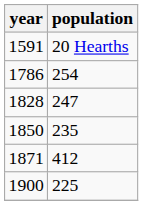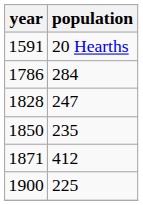(65, 74) 254 -> (65, 74) 284
